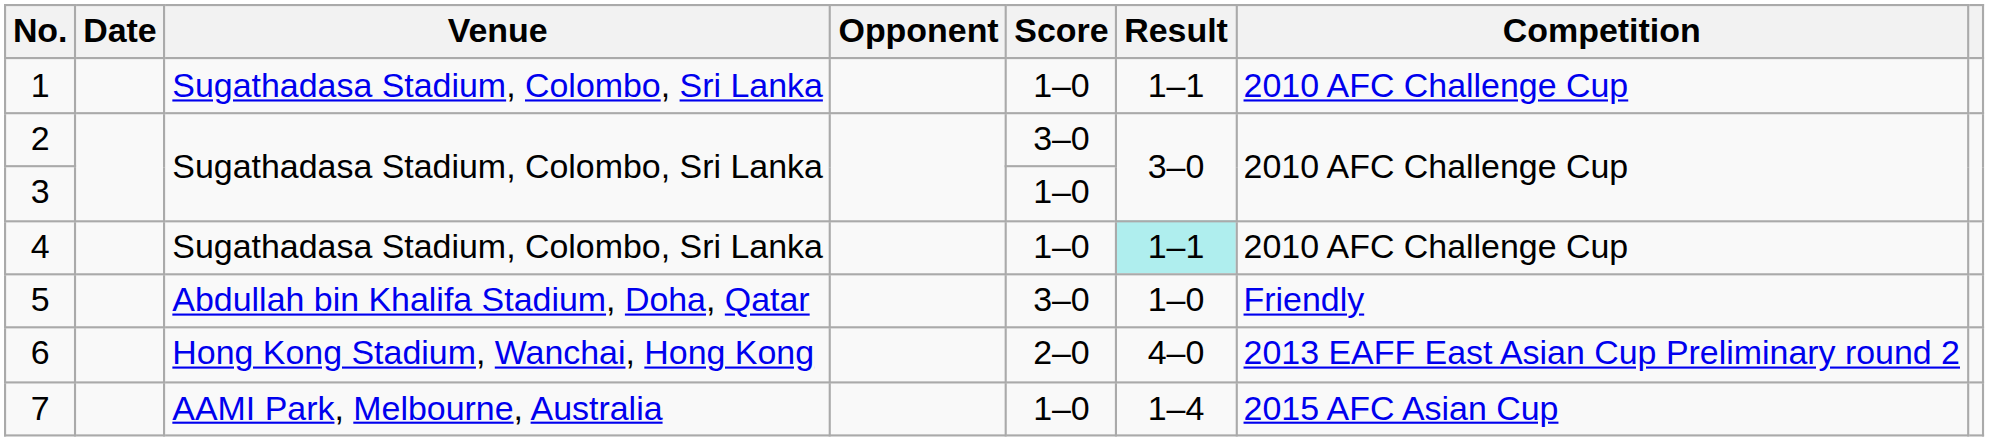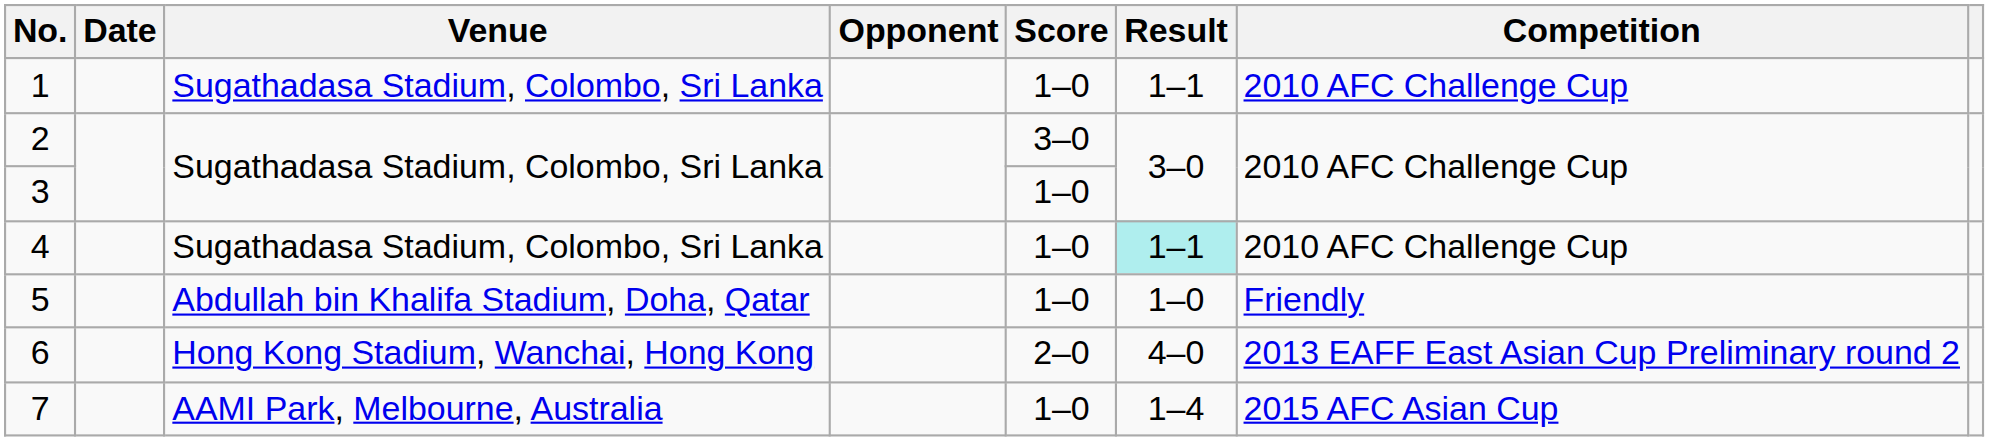(1061, 300) 3–0 -> (1061, 300) 1–0
